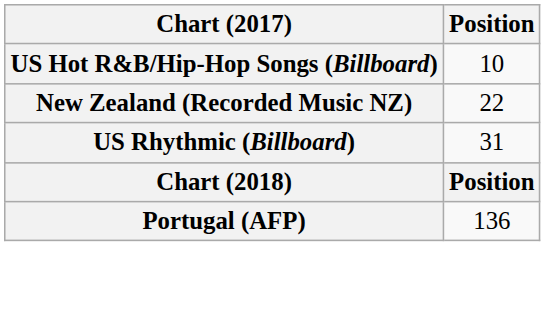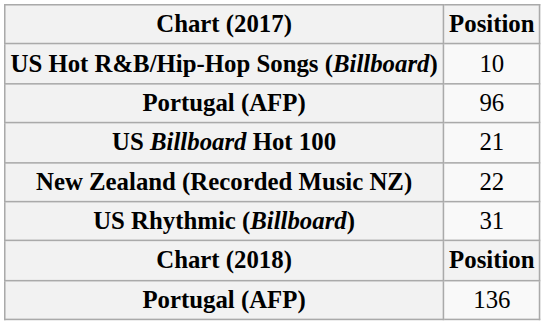+ row: (492, 102)
+ row: (492, 142)
